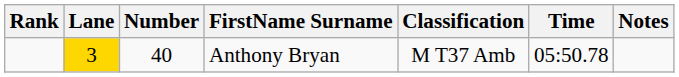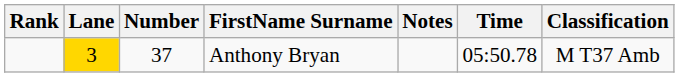columns swapped: (463, 21) <-> (643, 21)
(162, 54) 40 -> (162, 54) 37
